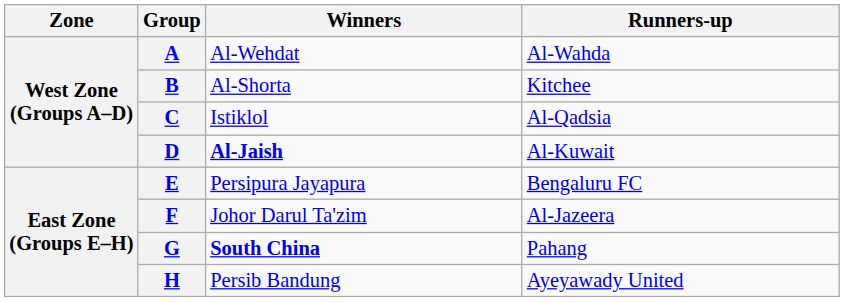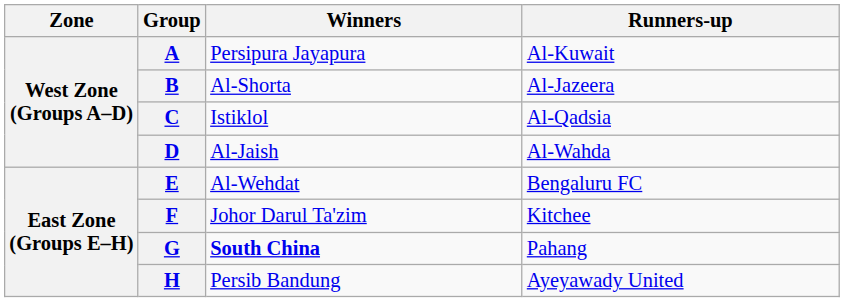(255, 53) Al-Wehdat -> (288, 53) Persipura Jayapura
(569, 53) Al-Wahda -> (571, 53) Al-Kuwait
(559, 85) Kitchee -> (571, 85) Al-Jazeera
(247, 150) bold -> (244, 150) normal
(571, 150) Al-Kuwait -> (569, 150) Al-Wahda
(288, 183) Persipura Jayapura -> (255, 183) Al-Wehdat
(571, 215) Al-Jazeera -> (559, 215) Kitchee
